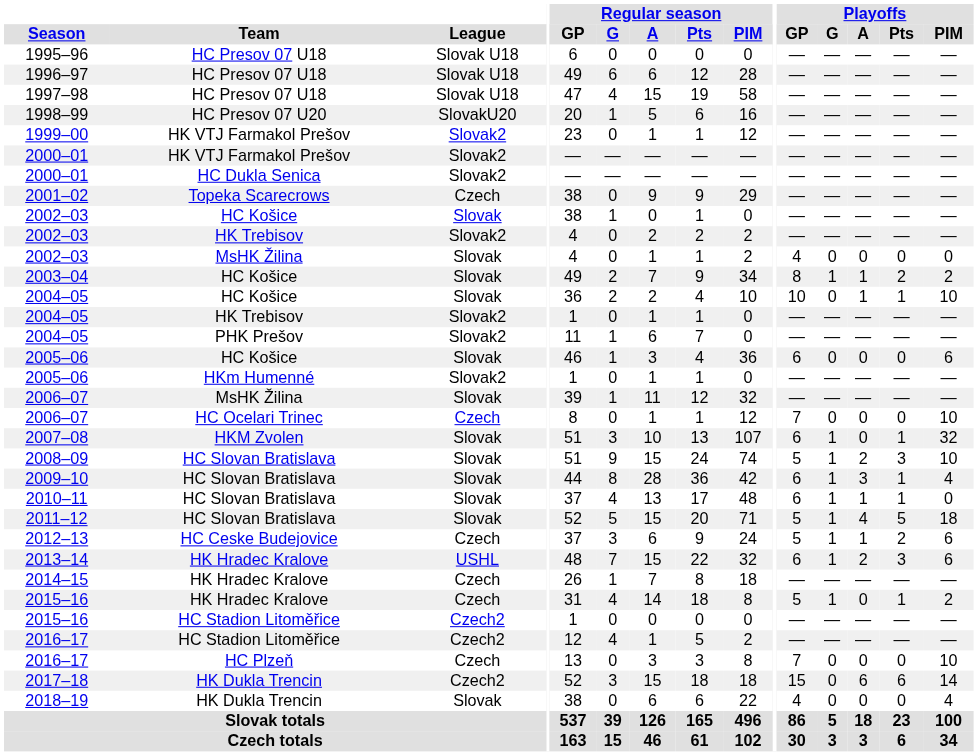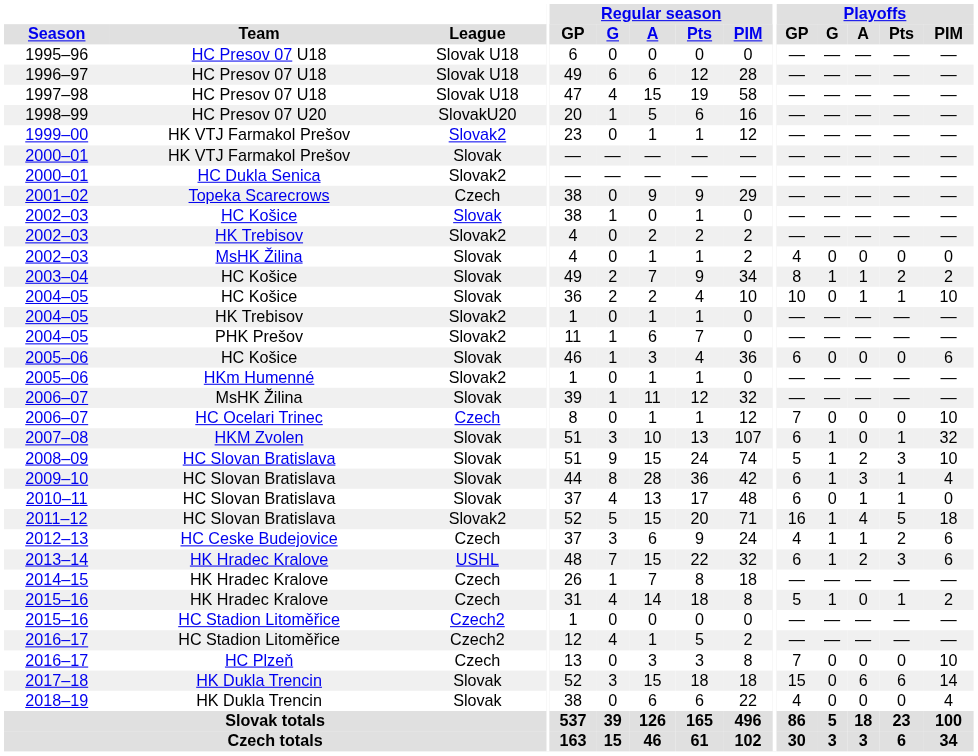(477, 155) Slovak2 -> (477, 155) Slovak
(832, 498) 1 -> (832, 498) 0
(477, 519) Slovak -> (477, 519) Slovak2
(797, 519) 5 -> (797, 519) 16
(797, 539) 5 -> (797, 539) 4
(477, 680) Czech2 -> (477, 680) Slovak
